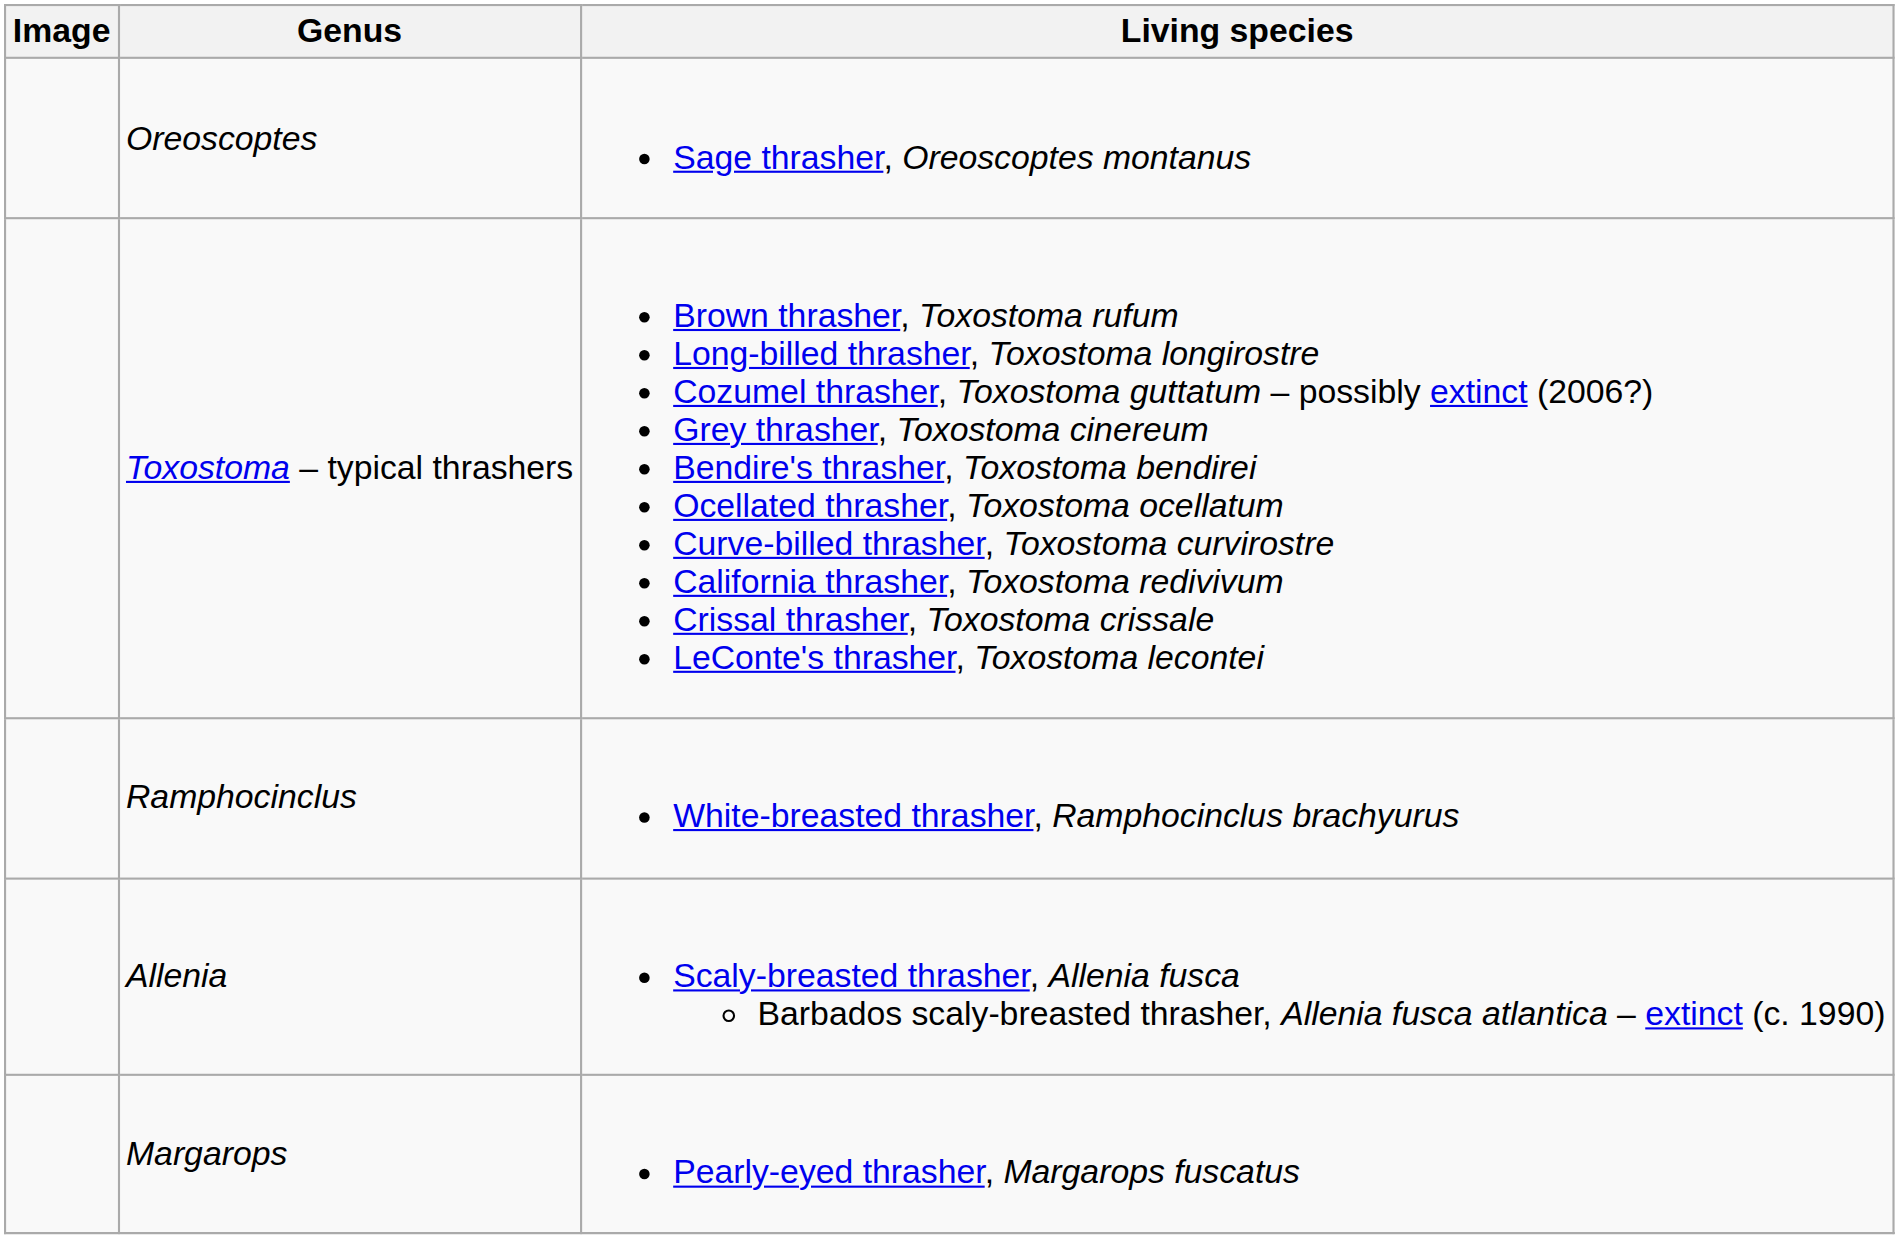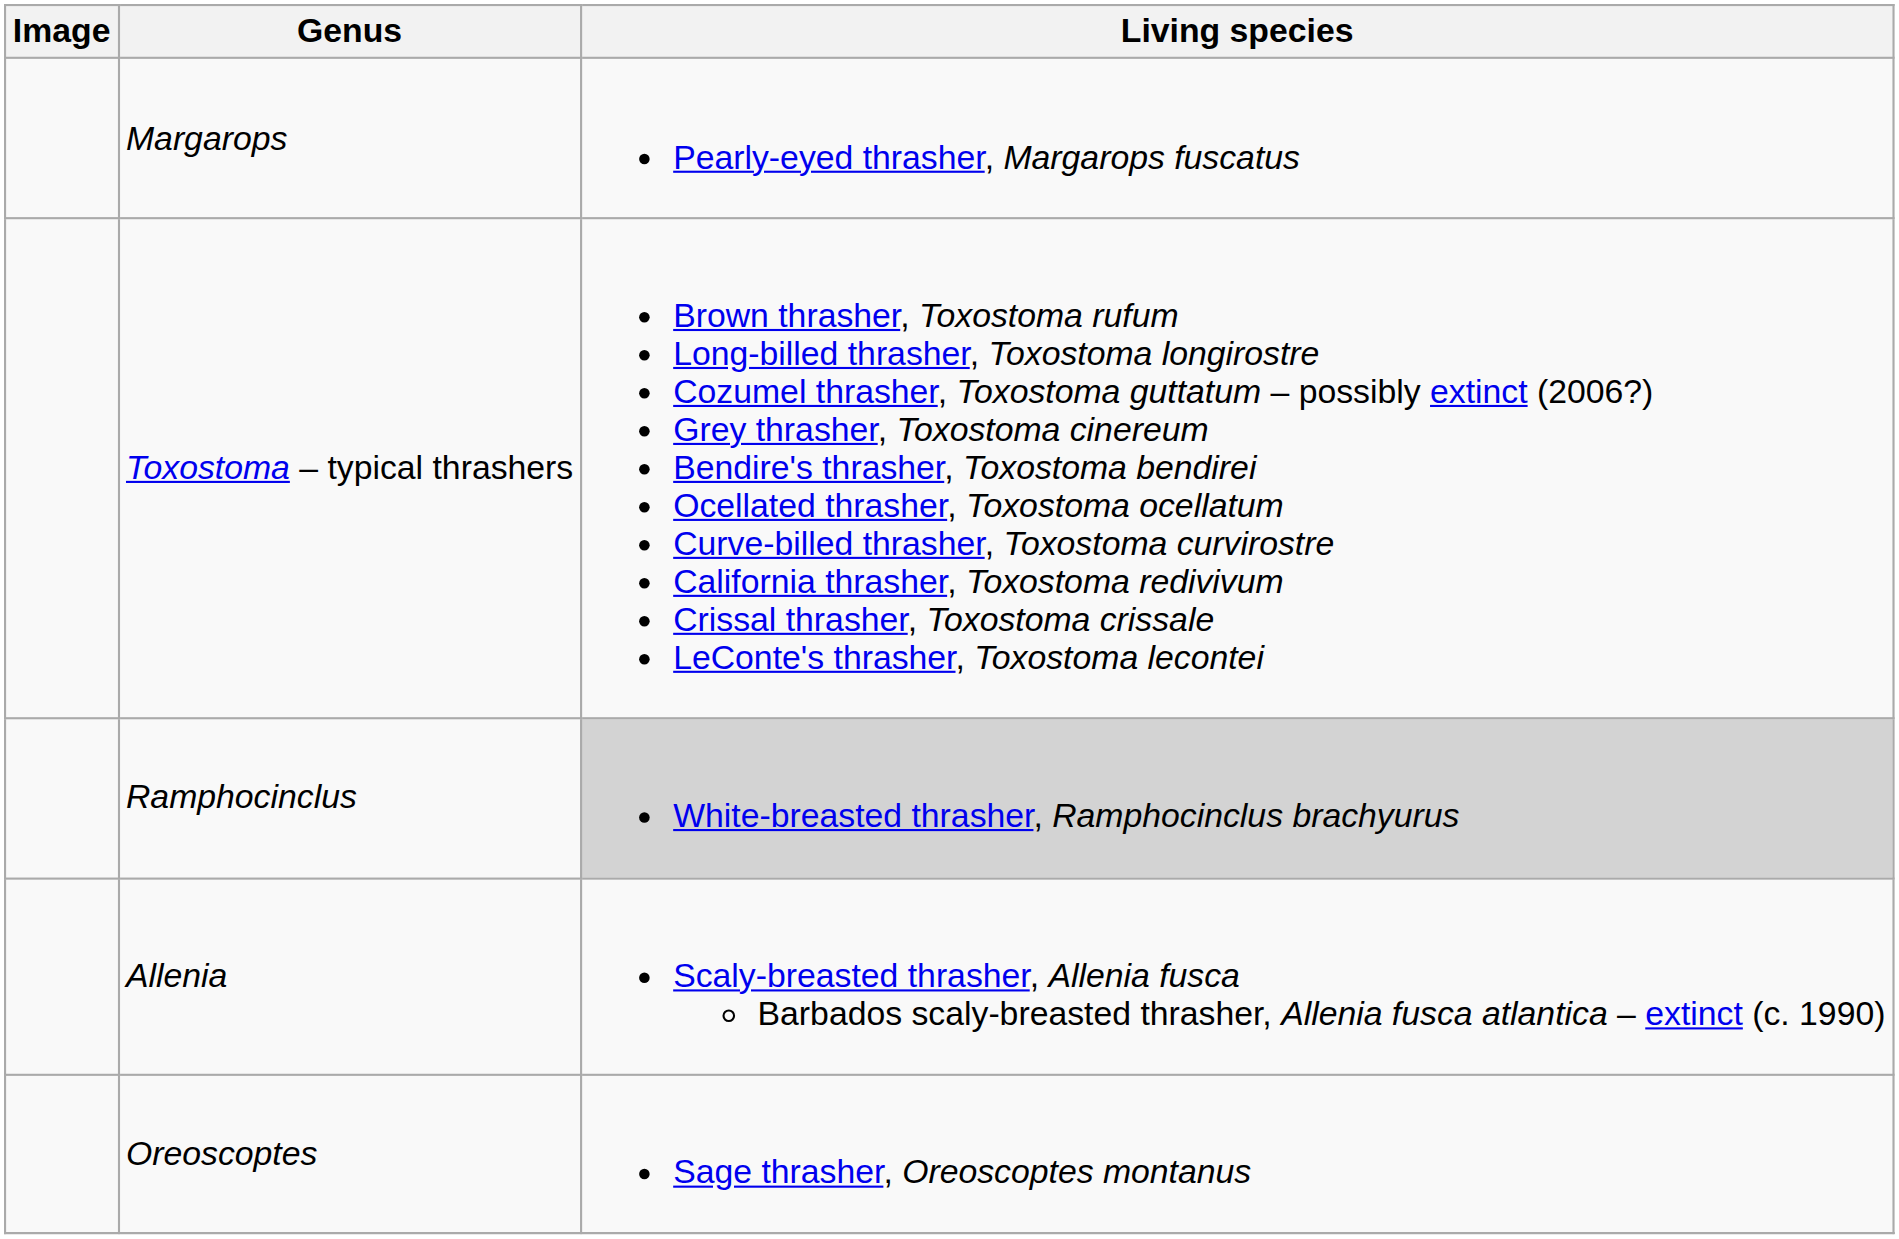rows swapped: (222, 137) <-> (207, 1153)
(1237, 817) no background -> (1237, 817) lightgrey background
